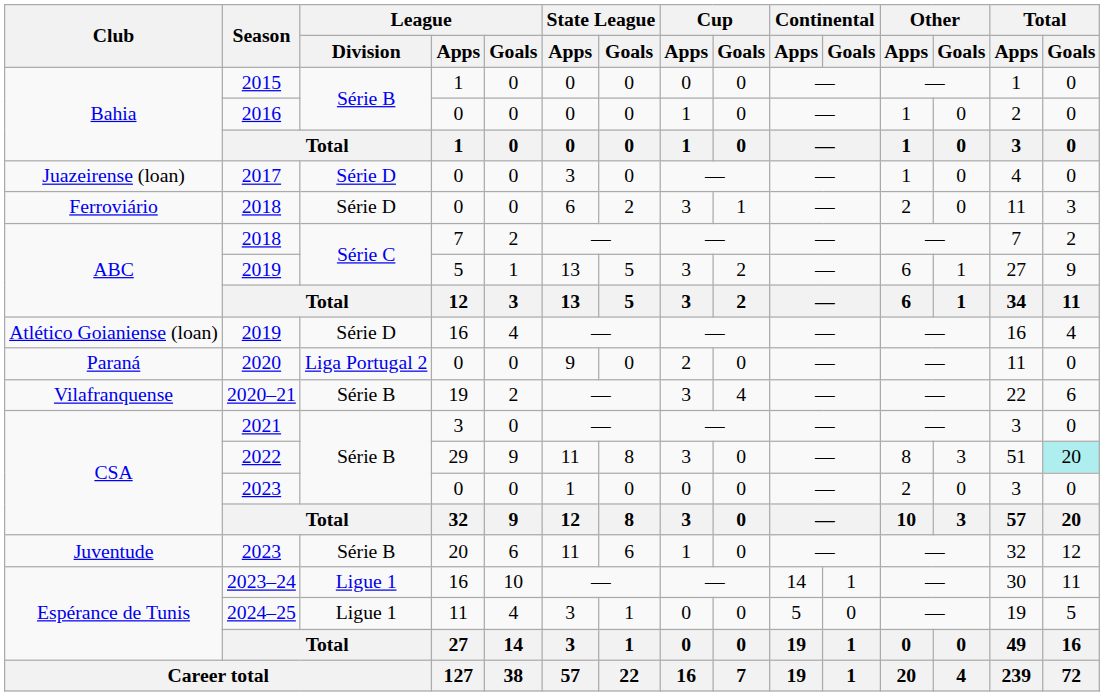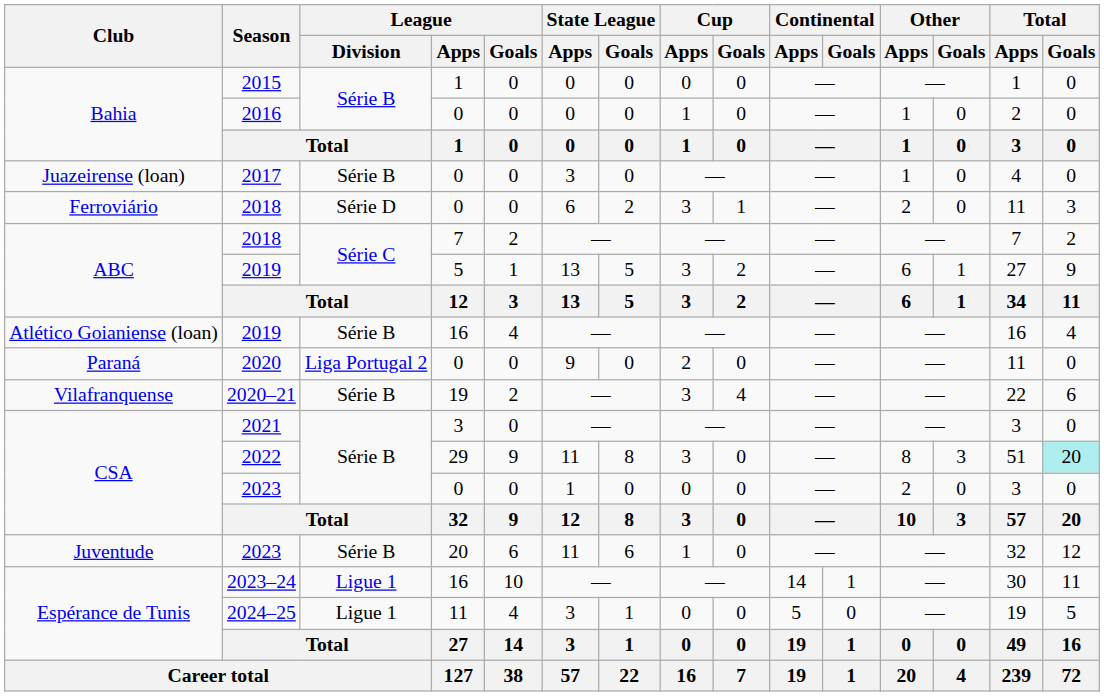(366, 176) Série D -> (366, 176) Série B
(366, 332) Série D -> (366, 332) Série B
